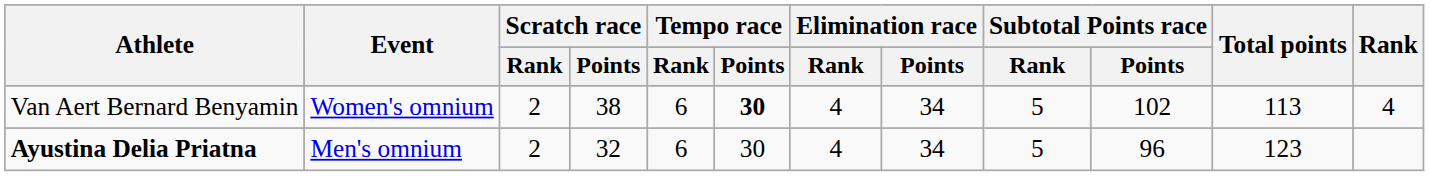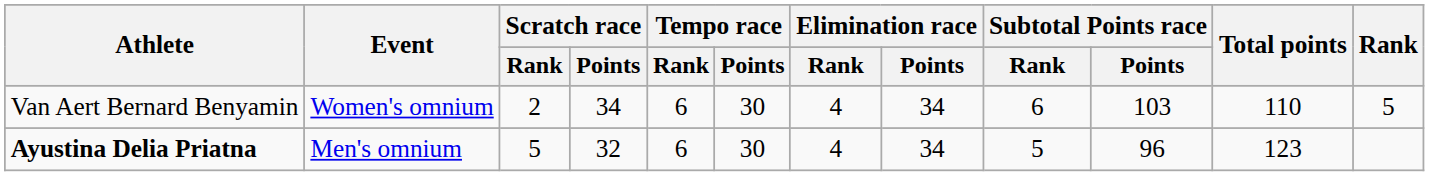(608, 107) 38 -> (608, 107) 34
(753, 107) bold -> (753, 107) normal
(1037, 107) 5 -> (1037, 107) 6
(1152, 107) 102 -> (1152, 107) 103
(1283, 107) 113 -> (1283, 107) 110
(1388, 107) 4 -> (1388, 107) 5
(534, 148) 2 -> (534, 148) 5
